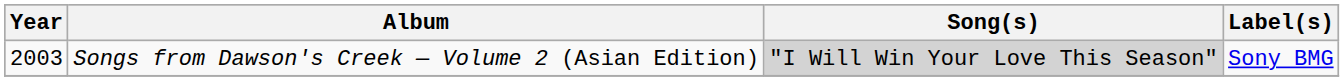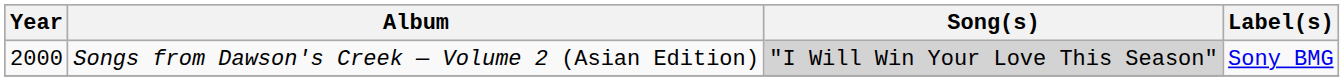(36, 59) 2003 -> (36, 59) 2000
